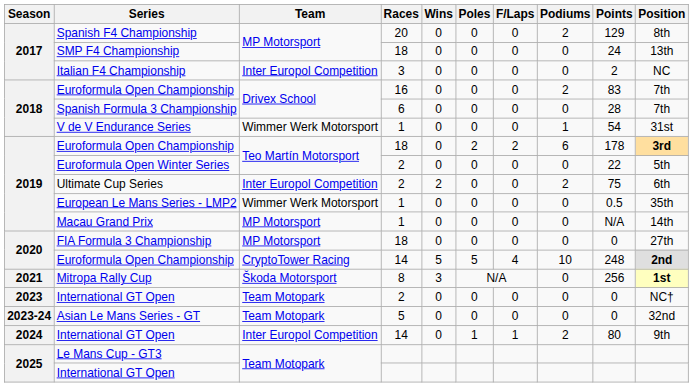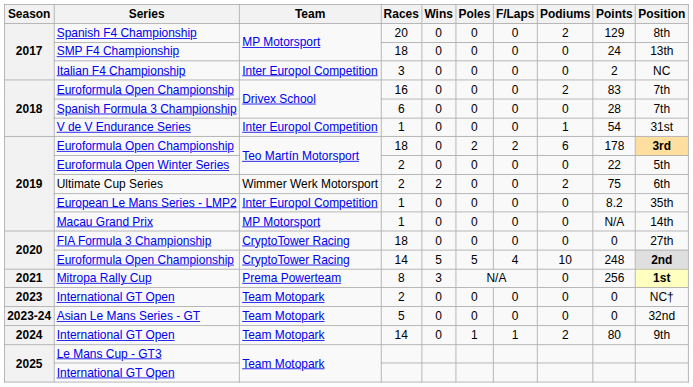(310, 128) Wimmer Werk Motorsport -> (310, 128) Inter Europol Competition
(310, 184) Inter Europol Competition -> (310, 184) Wimmer Werk Motorsport
(310, 203) Wimmer Werk Motorsport -> (310, 203) Inter Europol Competition
(614, 203) 0.5 -> (614, 203) 8.2
(281, 241) MP Motorsport -> (296, 241) CryptoTower Racing
(289, 279) Škoda Motorsport -> (292, 279) Prema Powerteam
(310, 335) Inter Europol Competition -> (283, 335) Team Motopark
